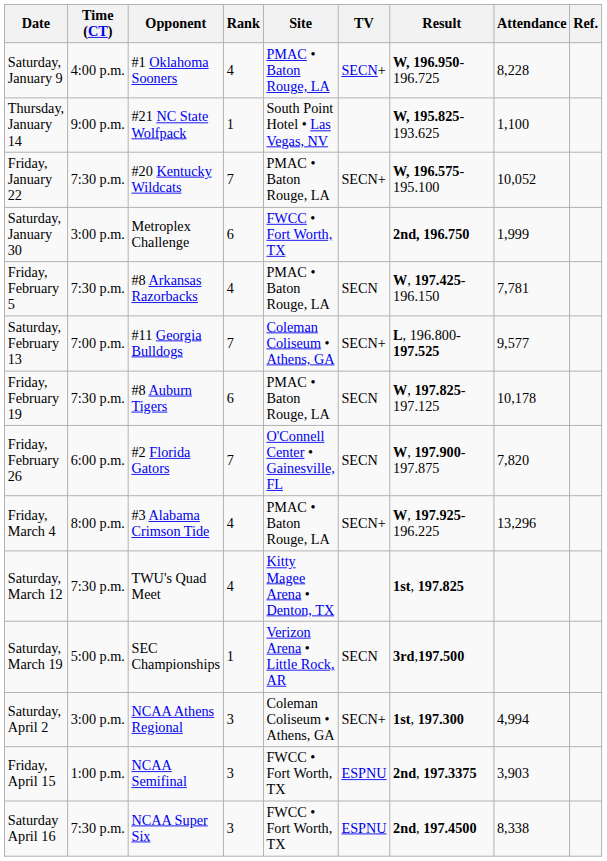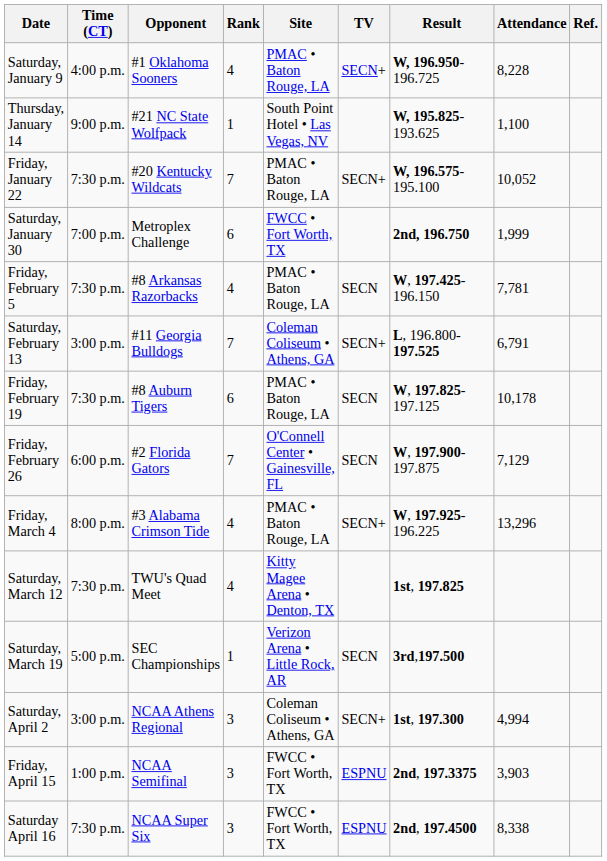(98, 234) 3:00 p.m. -> (98, 234) 7:00 p.m.
(98, 343) 7:00 p.m. -> (98, 343) 3:00 p.m.
(513, 343) 9,577 -> (513, 343) 6,791
(513, 460) 7,820 -> (513, 460) 7,129
